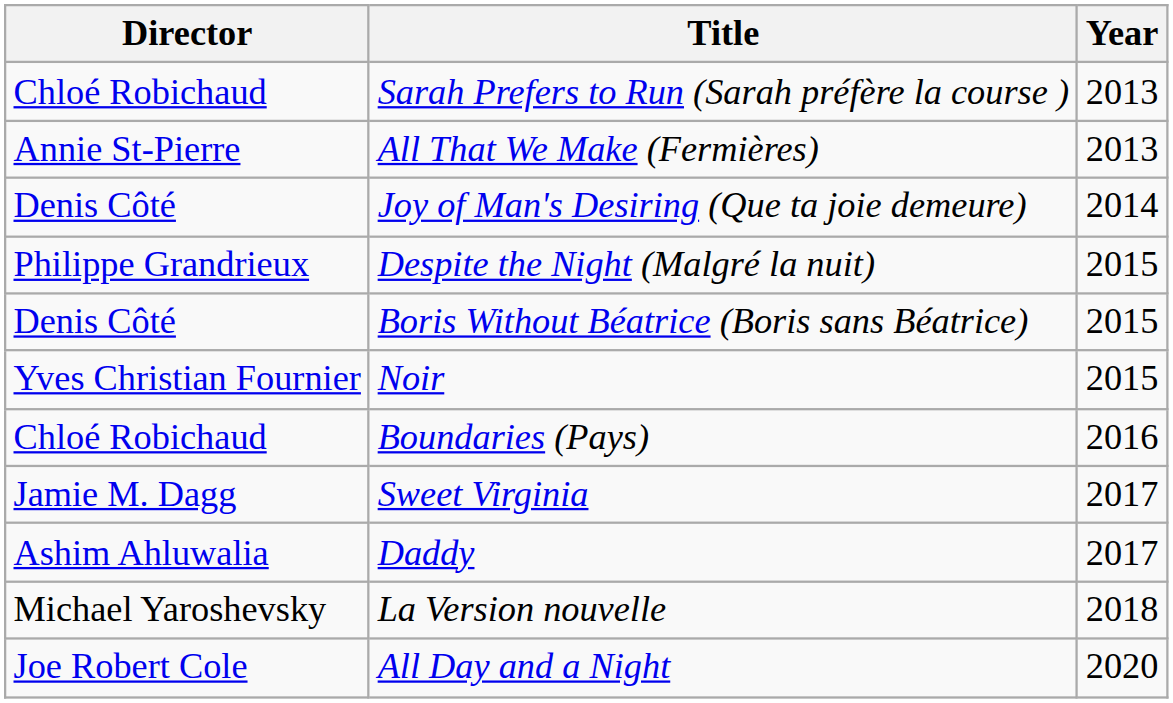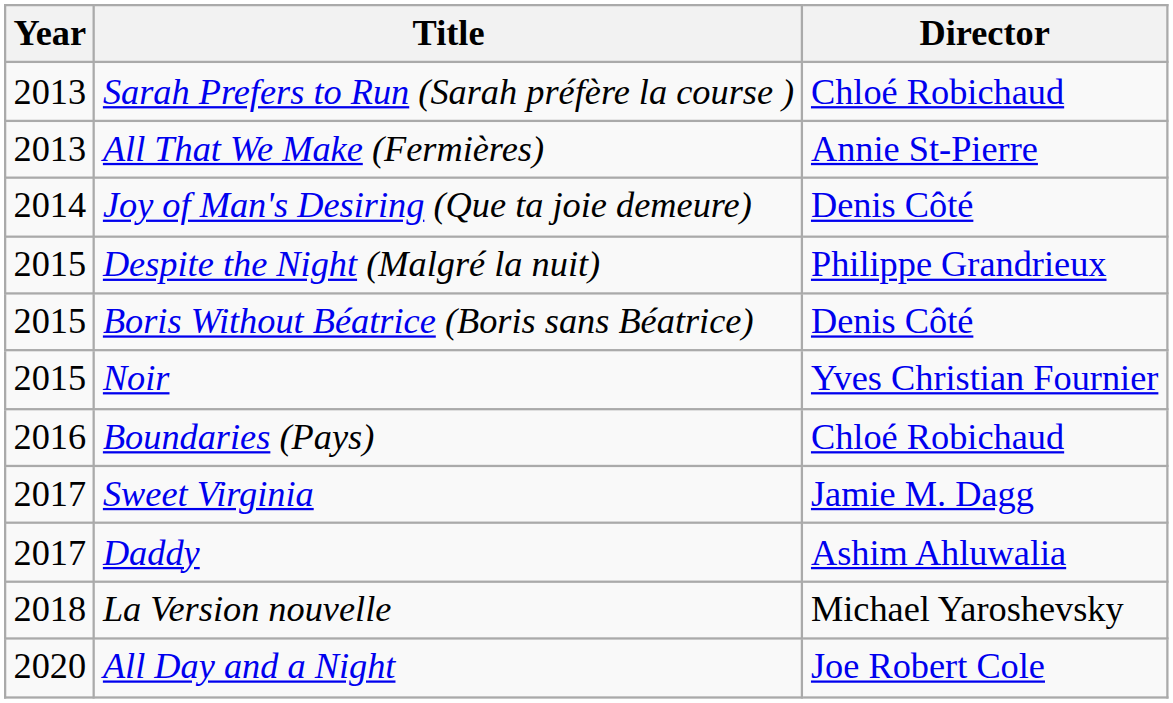columns swapped: (1122, 33) <-> (187, 33)
